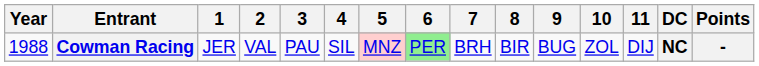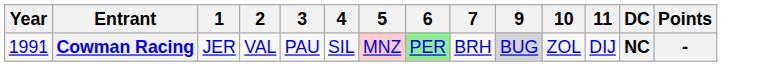- column: (515, 19)
(28, 47) 1988 -> (28, 47) 1991
(557, 47) no background -> (519, 47) lightgrey background
